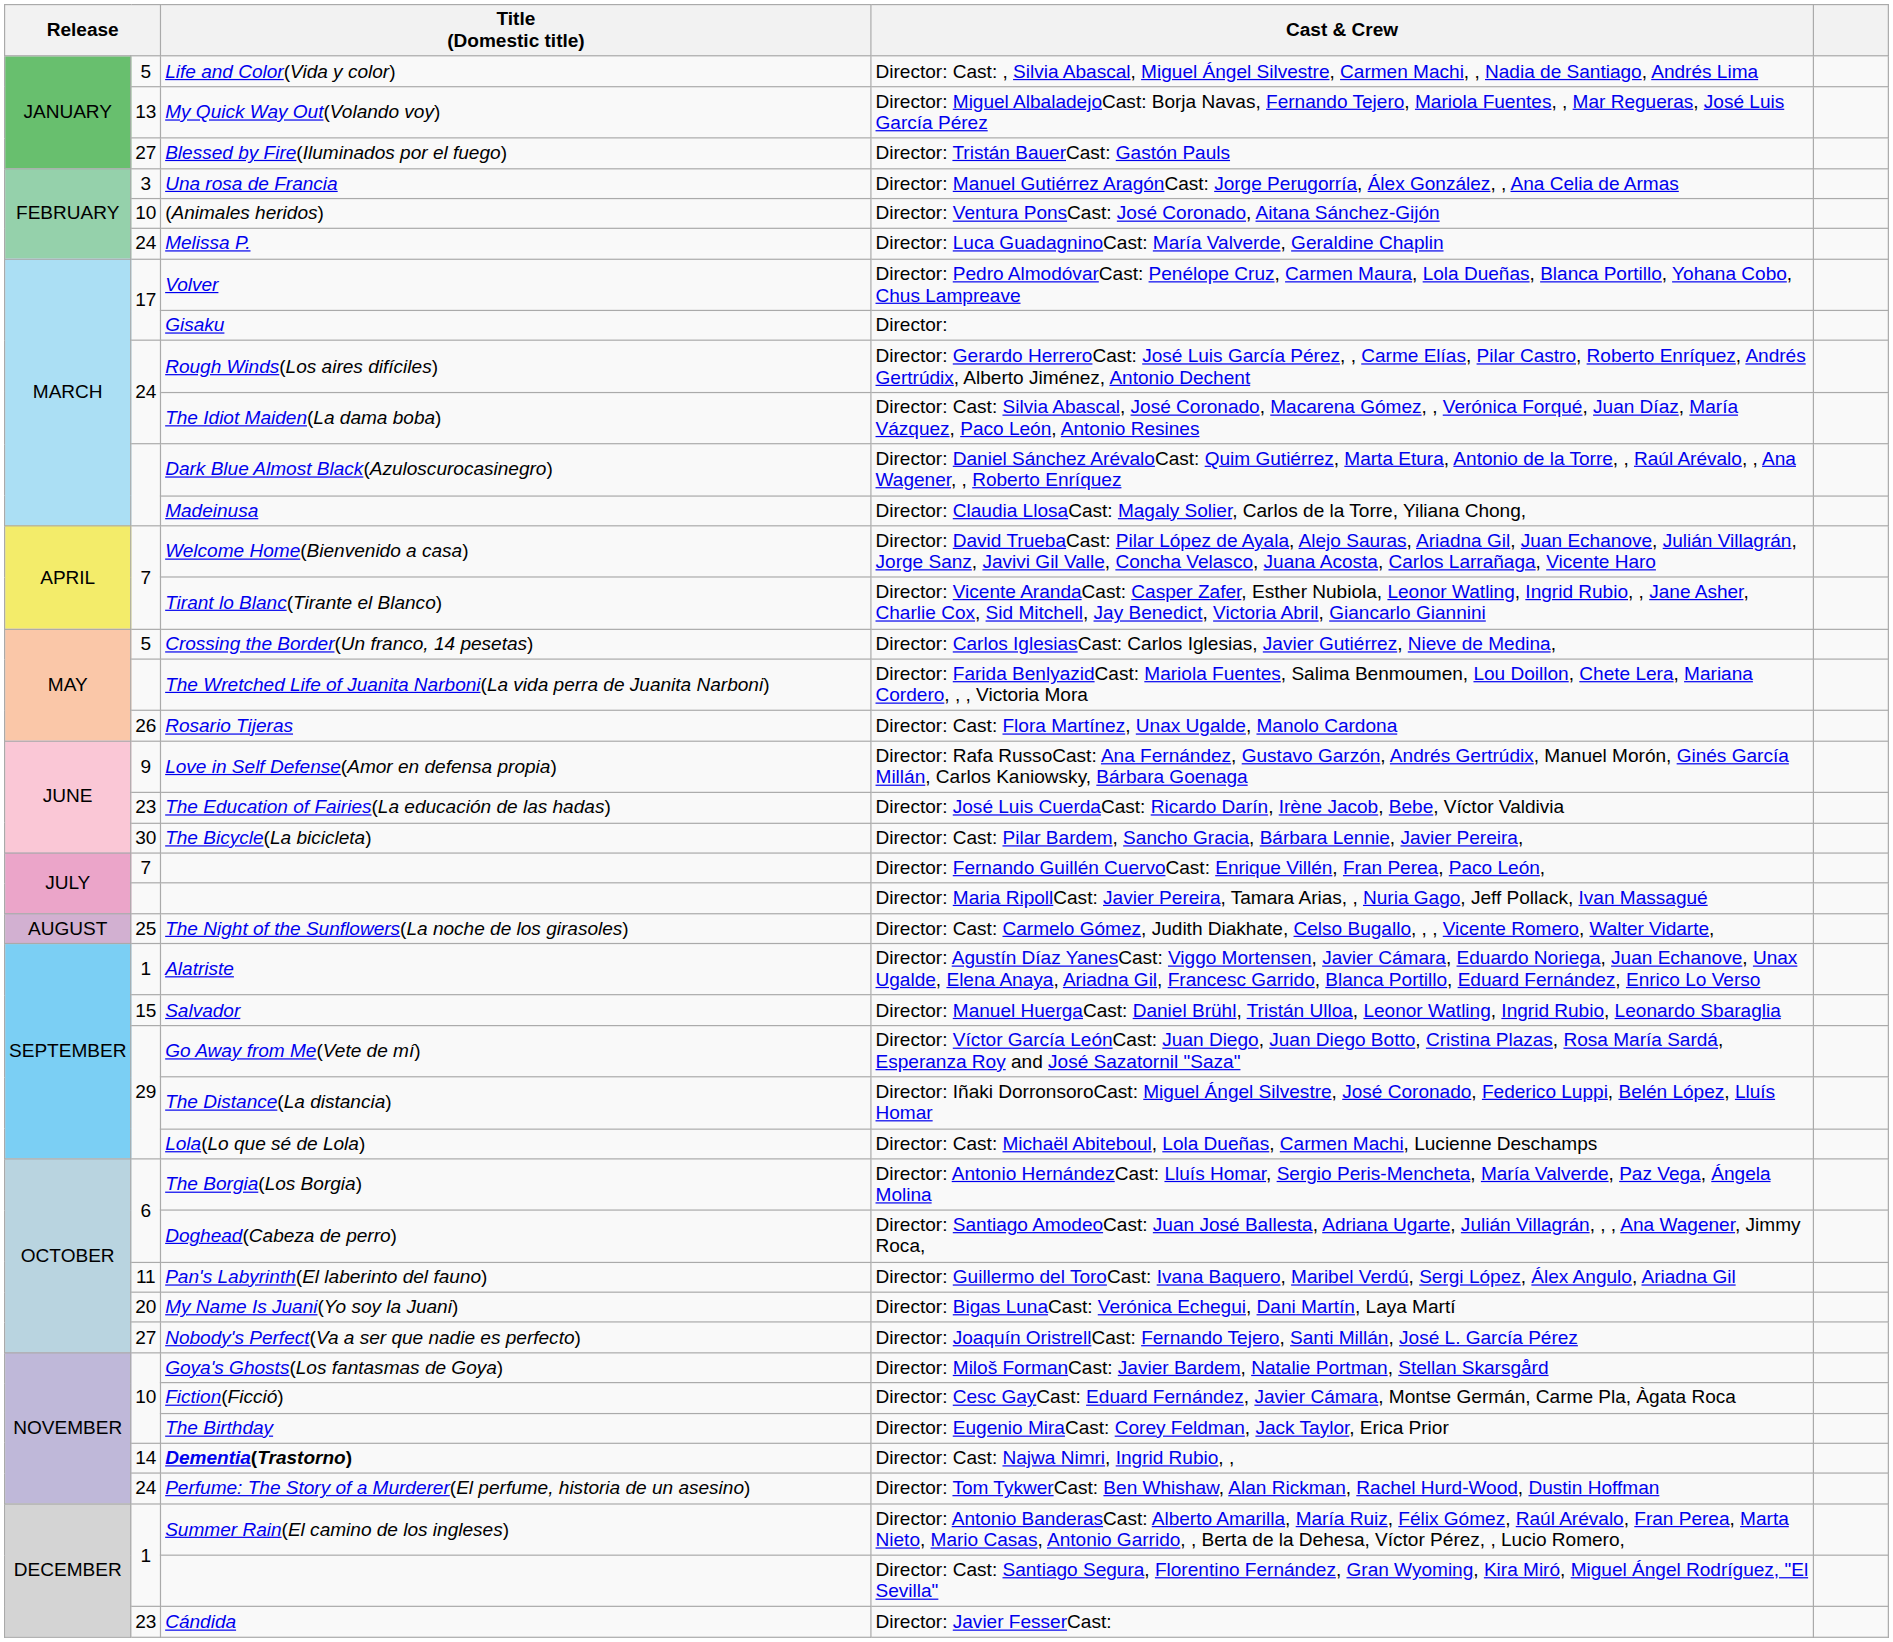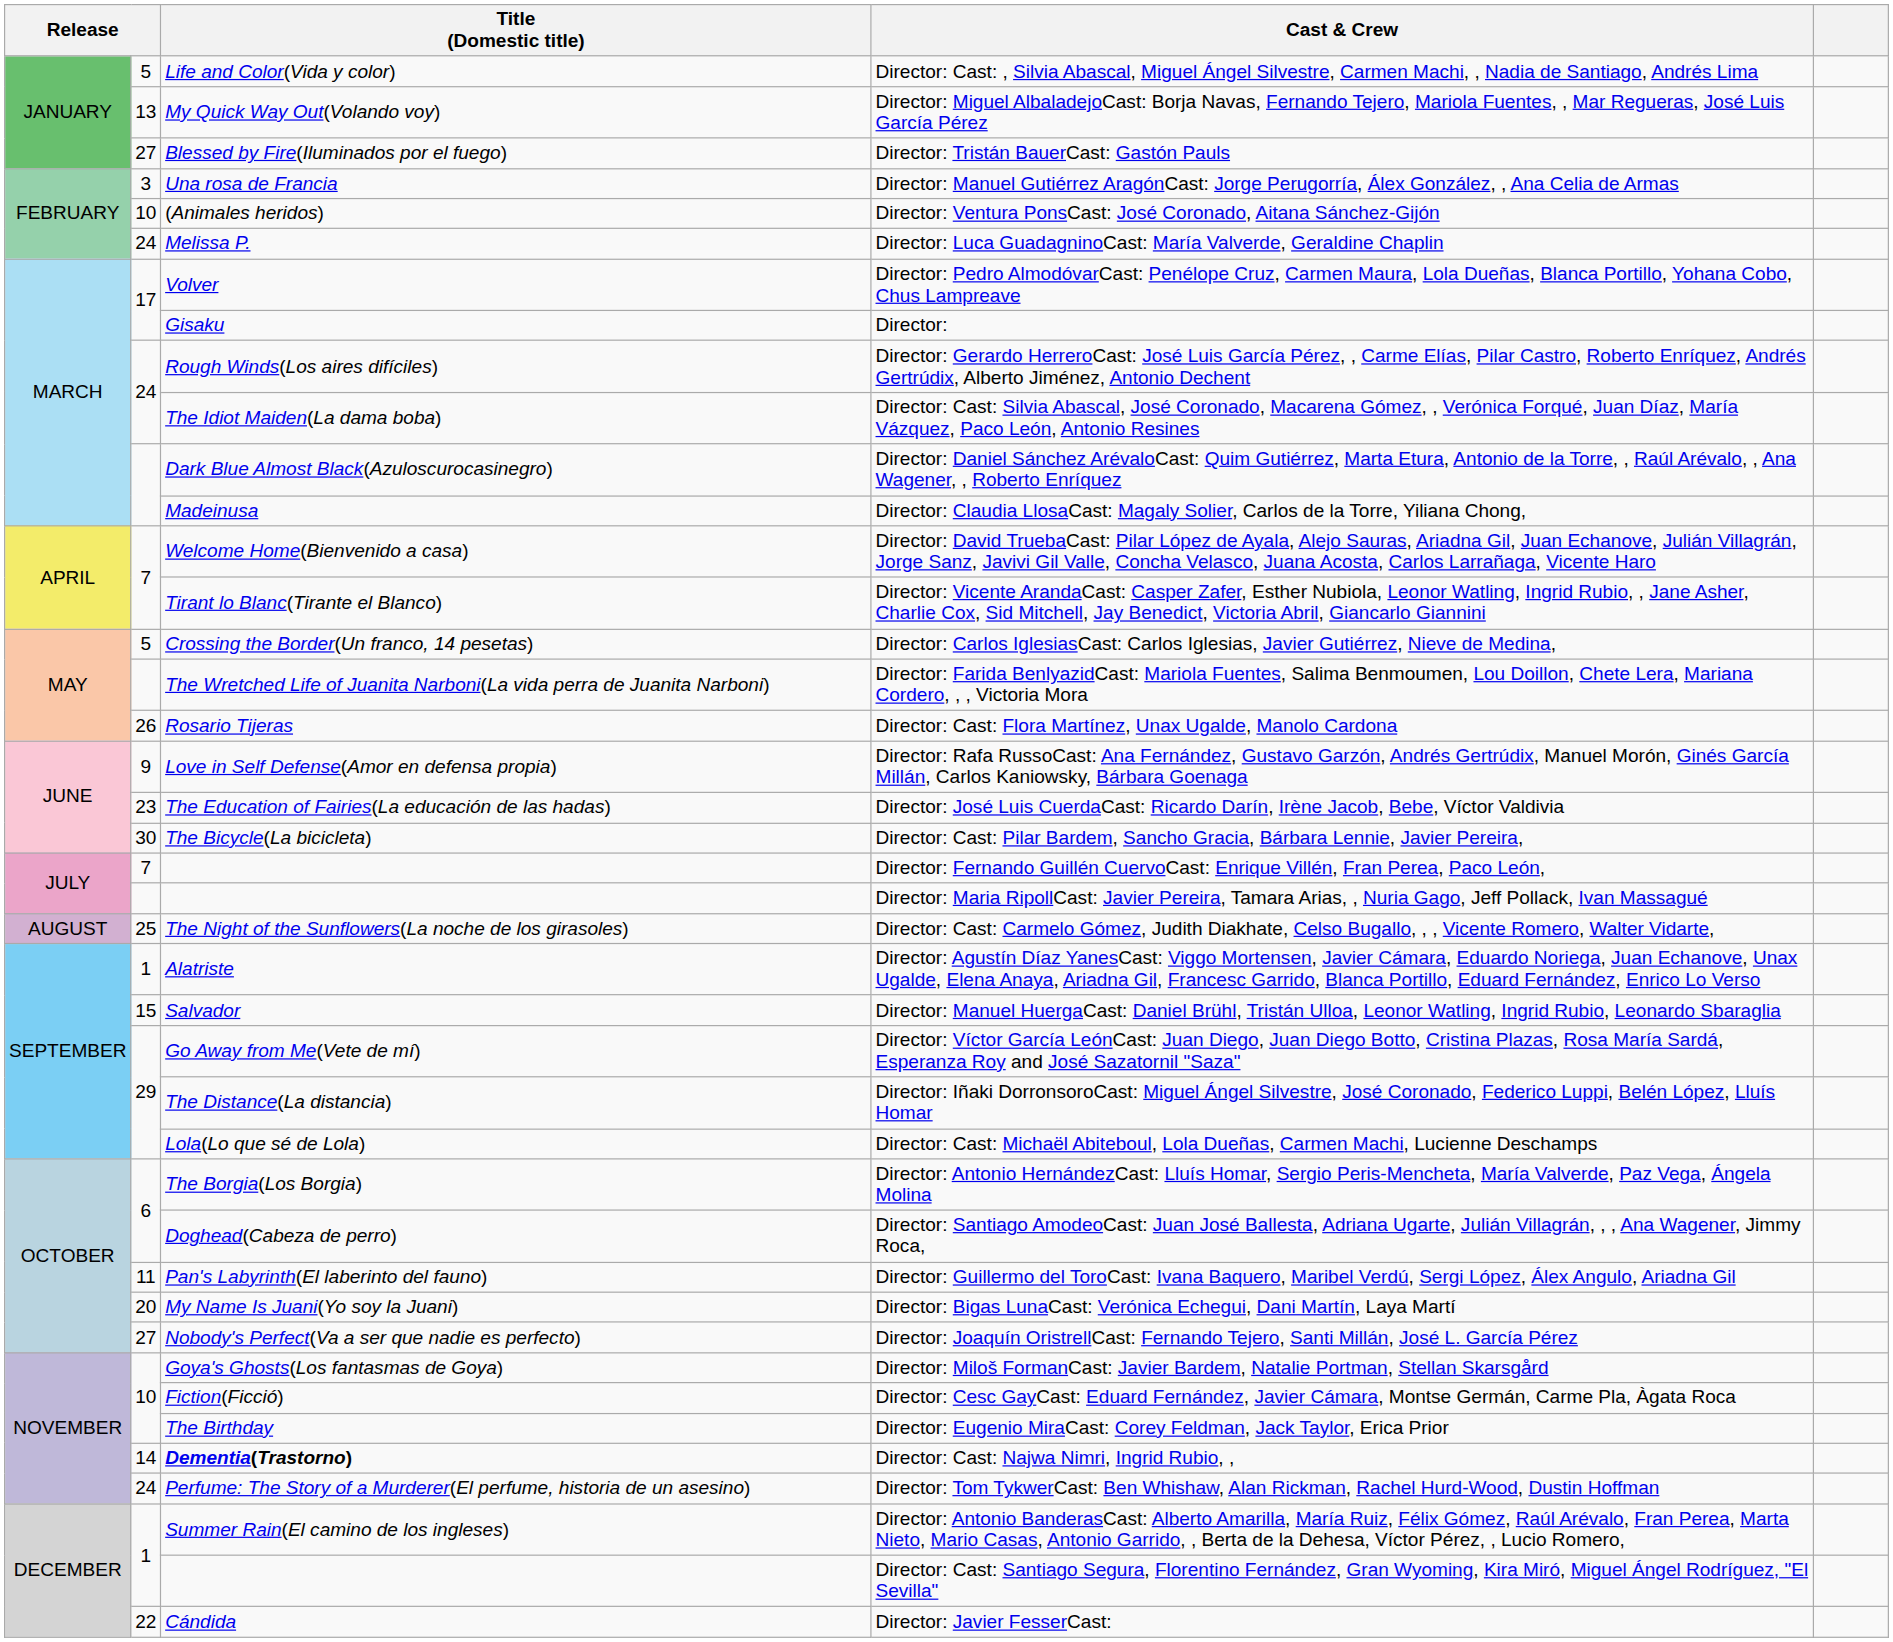(146, 1621) 23 -> (146, 1621) 22
